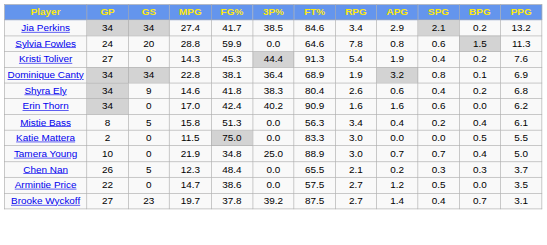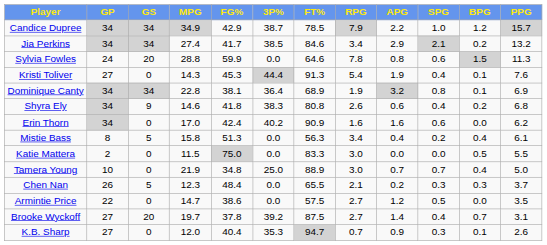+ row: (46, 28)
(480, 59) 0.2 -> (480, 75) 0.1
(315, 91) 80.4 -> (315, 106) 80.8
(149, 201) 23 -> (149, 216) 20
+ row: (46, 232)
